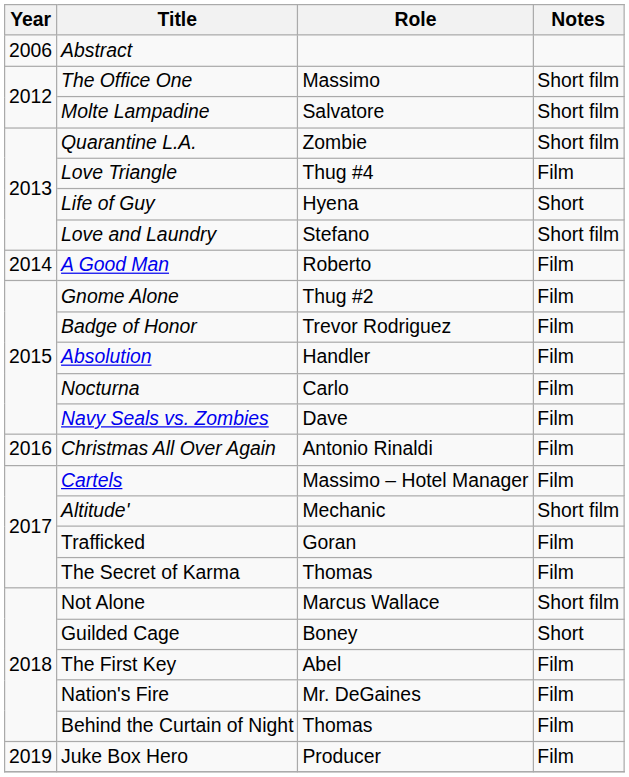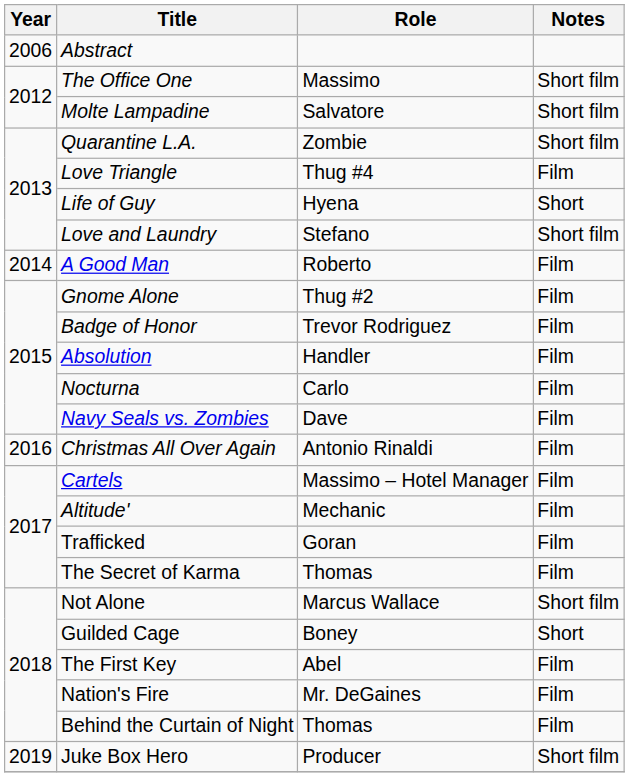(578, 511) Short film -> (556, 511) Film
(556, 756) Film -> (578, 756) Short film
